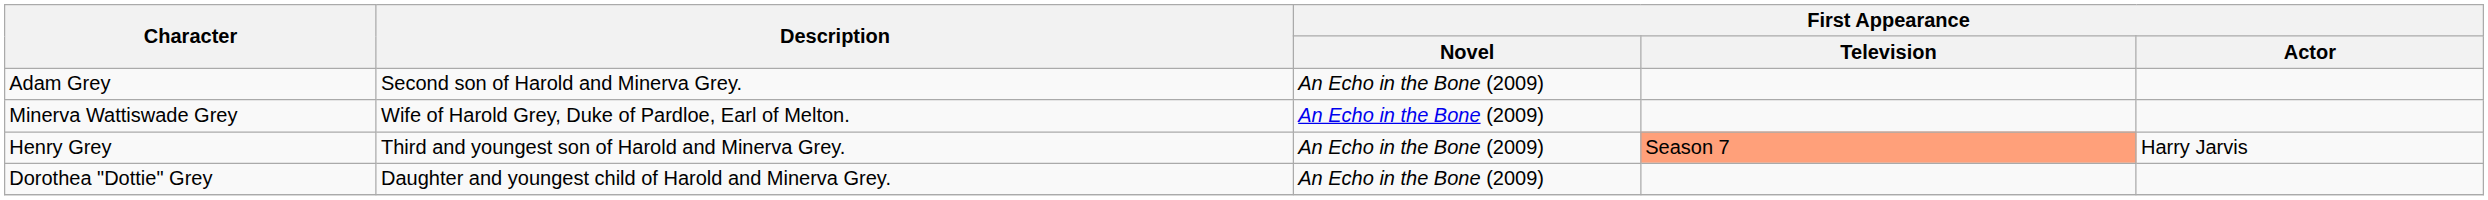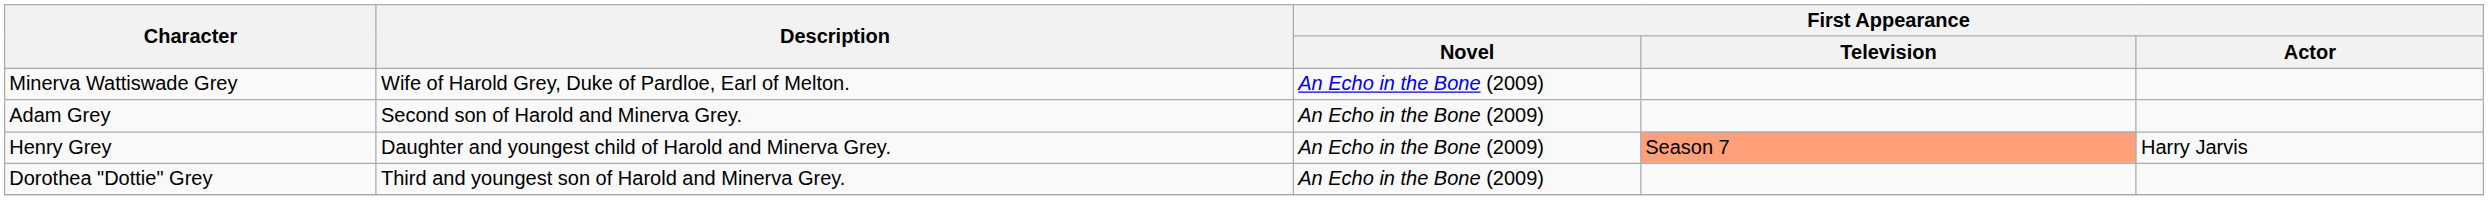rows swapped: (123, 115) <-> (60, 83)
(613, 147) Third and youngest son of Harold and Minerva Grey. -> (636, 147) Daughter and youngest child of Harold and Minerva Grey.
(636, 178) Daughter and youngest child of Harold and Minerva Grey. -> (613, 178) Third and youngest son of Harold and Minerva Grey.
